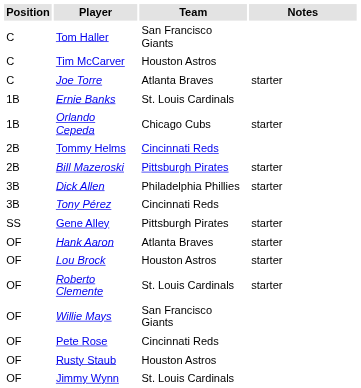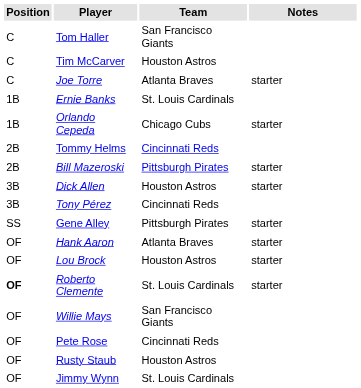(191, 186) Philadelphia Phillies -> (179, 186) Houston Astros
(14, 285) normal -> (14, 285) bold
